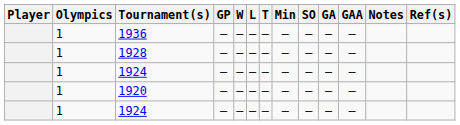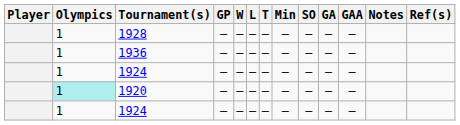rows swapped: (29, 33) <-> (29, 53)
(59, 91) no background -> (59, 91) paleturquoise background
